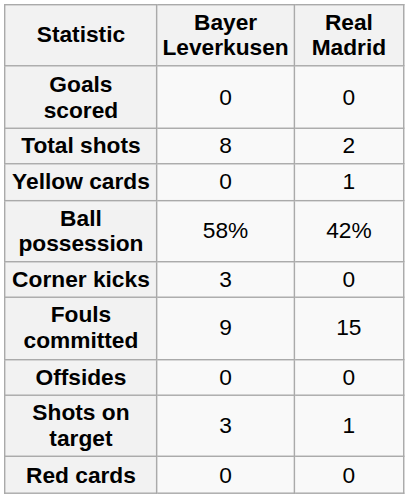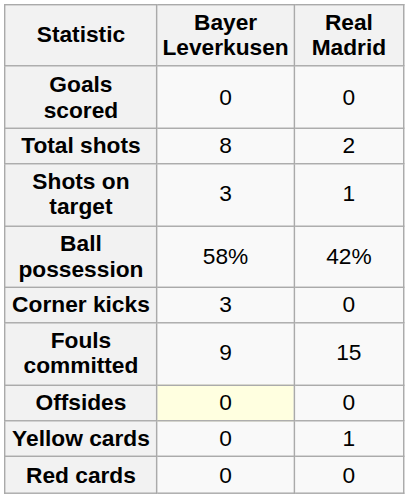rows swapped: (81, 425) <-> (81, 181)
(226, 376) no background -> (226, 402) lightyellow background
